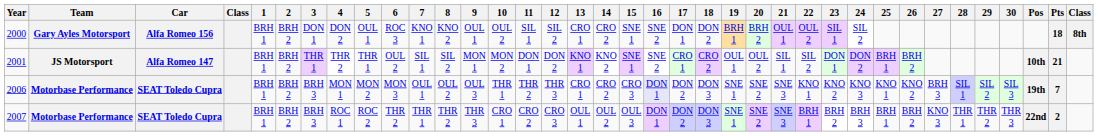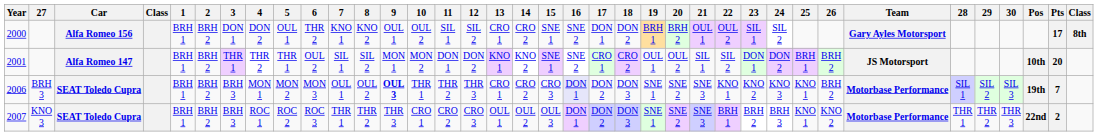columns swapped: (82, 12) <-> (938, 12)
(395, 34) ROC 3 -> (315, 34) THR 2
(1057, 34) 18 -> (1057, 34) 17
(1057, 61) 21 -> (1057, 61) 20
(474, 89) normal -> (394, 89) bold
(912, 89) KNO 2 -> (831, 89) BRH 2
(395, 117) THR 2 -> (315, 117) ROC 3
(886, 117) BRH 1 -> (805, 117) KNO 1
(912, 117) BRH 2 -> (831, 117) KNO 2
